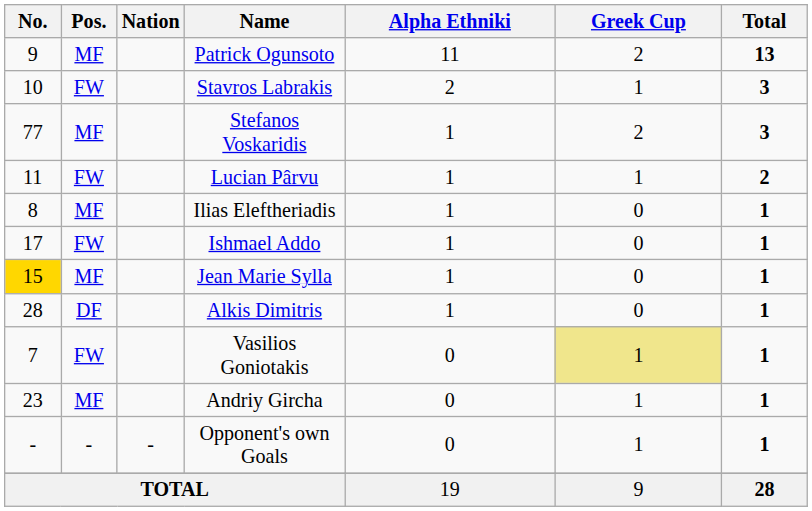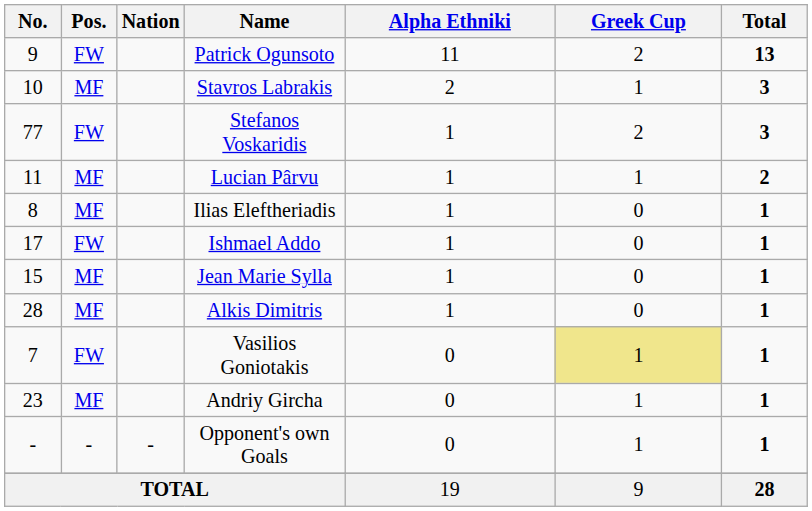(89, 54) MF -> (89, 54) FW
(89, 87) FW -> (89, 87) MF
(89, 132) MF -> (89, 132) FW
(89, 177) FW -> (89, 177) MF
(33, 276) gold background -> (33, 276) no background
(89, 309) DF -> (89, 309) MF
